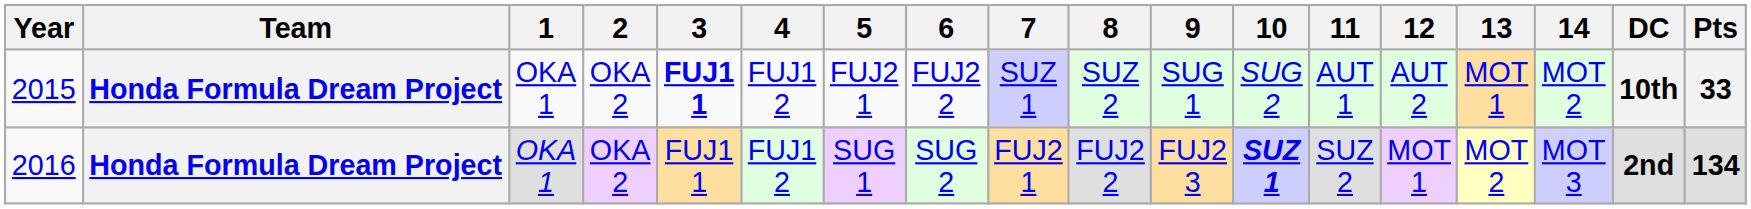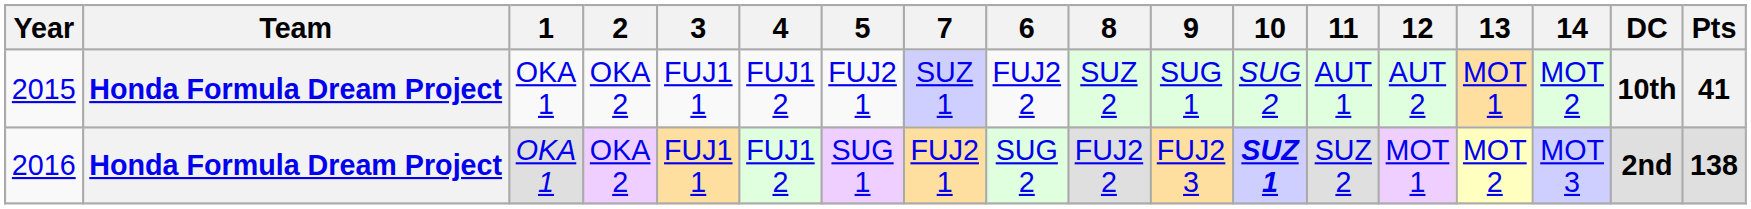columns swapped: (946, 27) <-> (1028, 27)
(699, 88) bold -> (698, 88) normal
(1716, 88) 33 -> (1714, 88) 41
(1716, 165) 134 -> (1714, 165) 138
